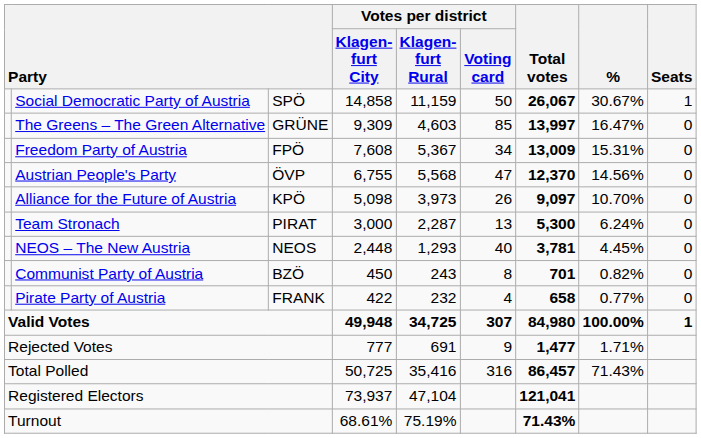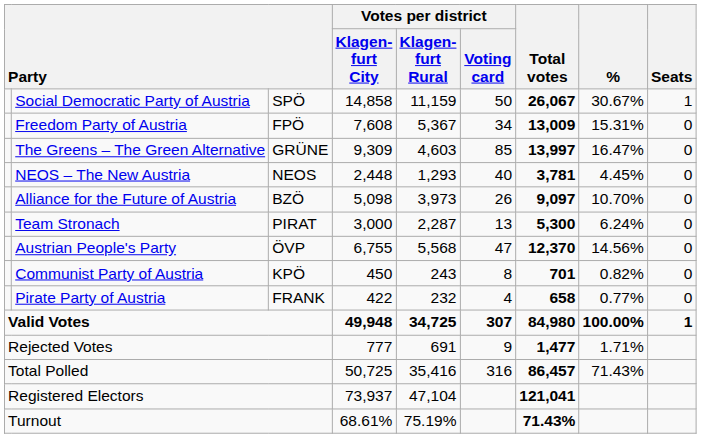rows swapped: (140, 125) <-> (101, 150)
rows swapped: (96, 174) <-> (103, 248)
(289, 199) KPÖ -> (288, 199) BZÖ
(288, 273) BZÖ -> (289, 273) KPÖ
